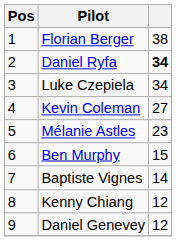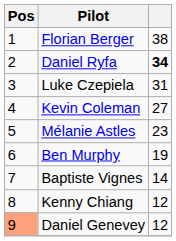(160, 86) 34 -> (160, 86) 31
(160, 155) 15 -> (160, 155) 19
(12, 224) no background -> (12, 224) lightsalmon background
